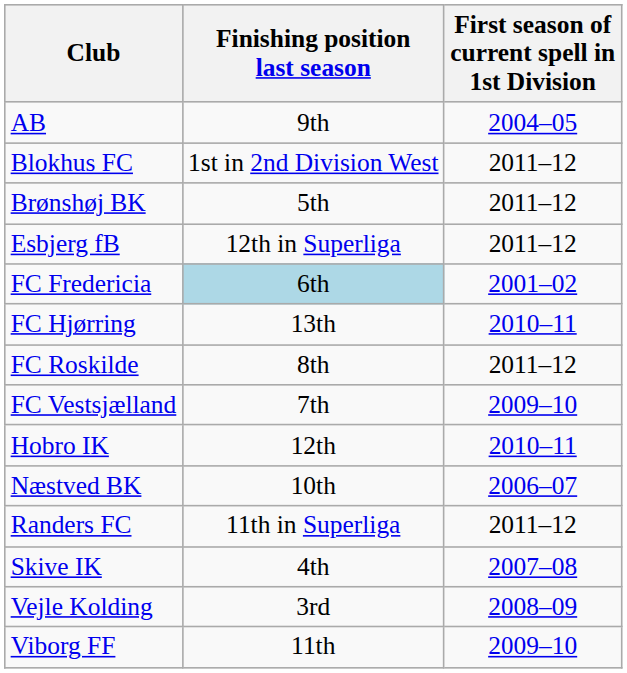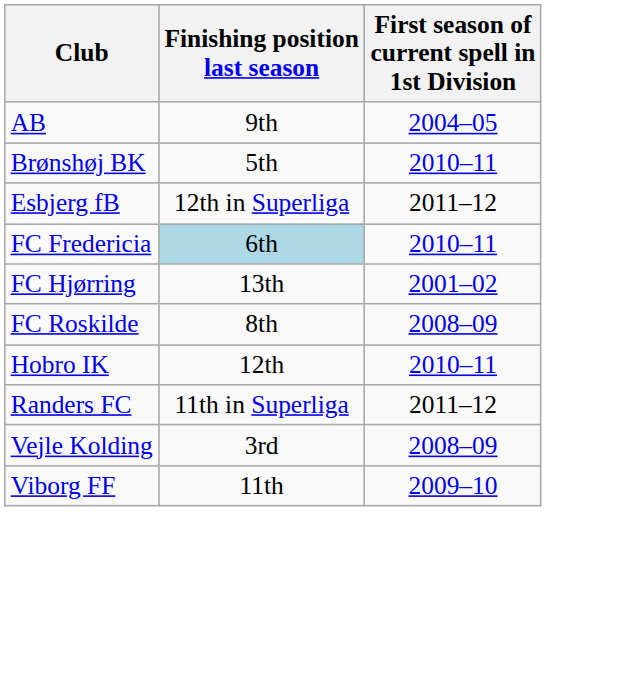- row: (72, 162)
(533, 202) 2011–12 -> (453, 162) 2010–11
(533, 283) 2001–02 -> (453, 243) 2010–11
(533, 323) 2010–11 -> (453, 283) 2001–02
(533, 364) 2011–12 -> (453, 323) 2008–09
- row: (93, 404)
- row: (76, 485)
- row: (56, 566)
